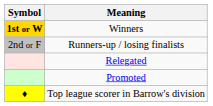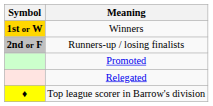(25, 45) normal -> (25, 45) bold
rows swapped: (126, 77) <-> (126, 61)
